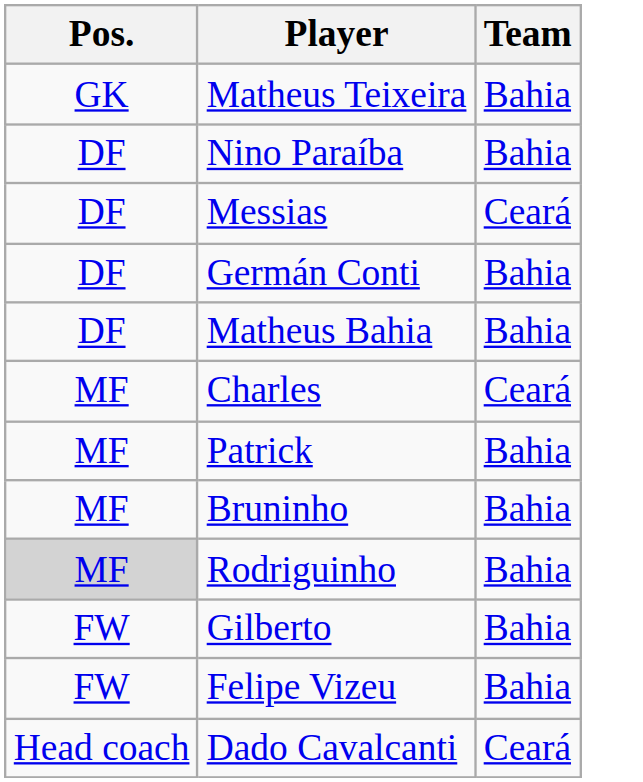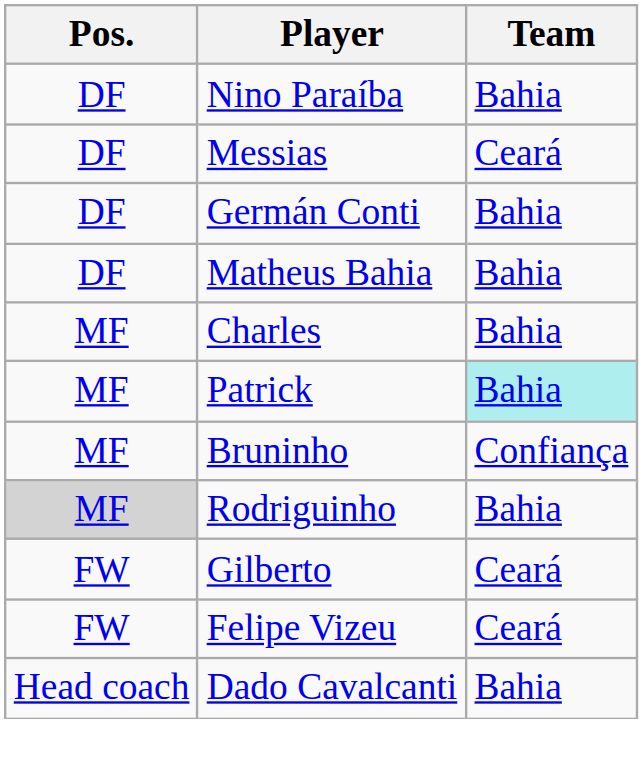- row: (337, 93)
(527, 390) Ceará -> (518, 331) Bahia
(527, 449) no background -> (518, 390) paleturquoise background
(527, 509) Bahia -> (551, 449) Confiança
(527, 627) Bahia -> (518, 568) Ceará
(527, 687) Bahia -> (518, 627) Ceará
(527, 746) Ceará -> (518, 687) Bahia
